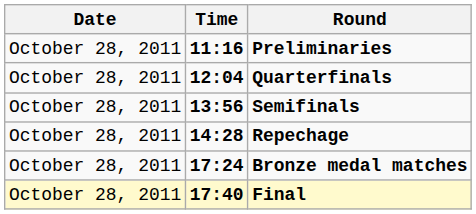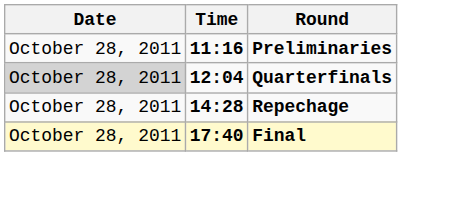(95, 78) no background -> (95, 78) lightgrey background
- row: (306, 107)
- row: (360, 166)
